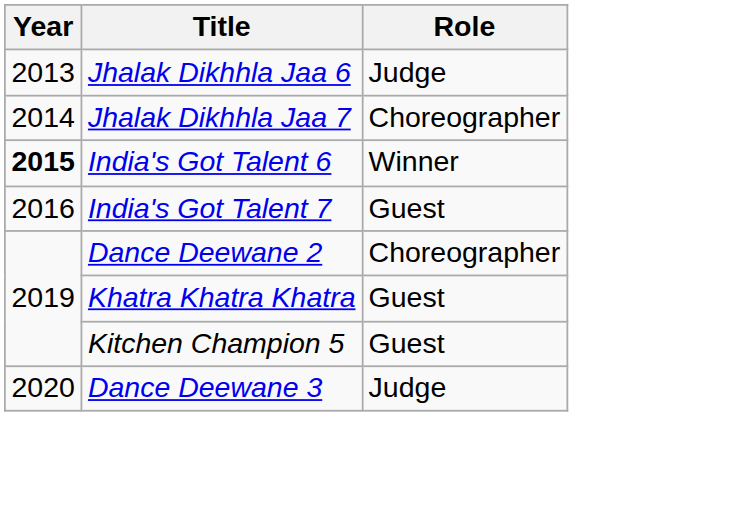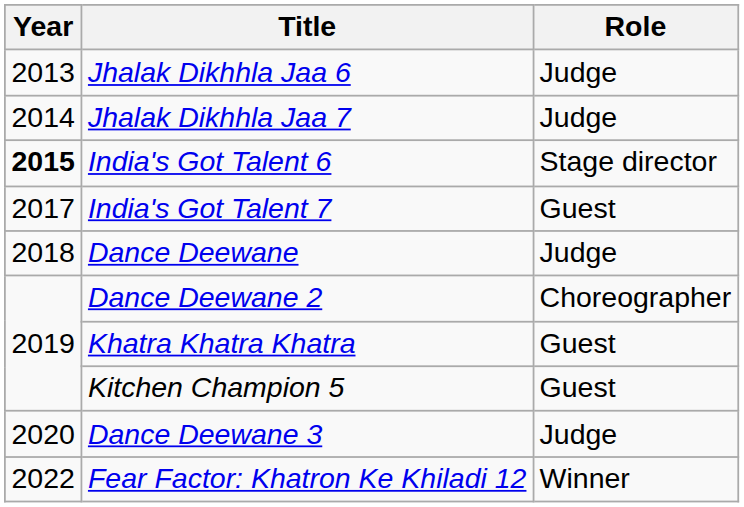(464, 117) Choreographer -> (578, 117) Judge
(414, 162) Winner -> (628, 162) Stage director
(43, 207) 2016 -> (43, 207) 2017
+ row: (193, 252)
+ row: (307, 478)
